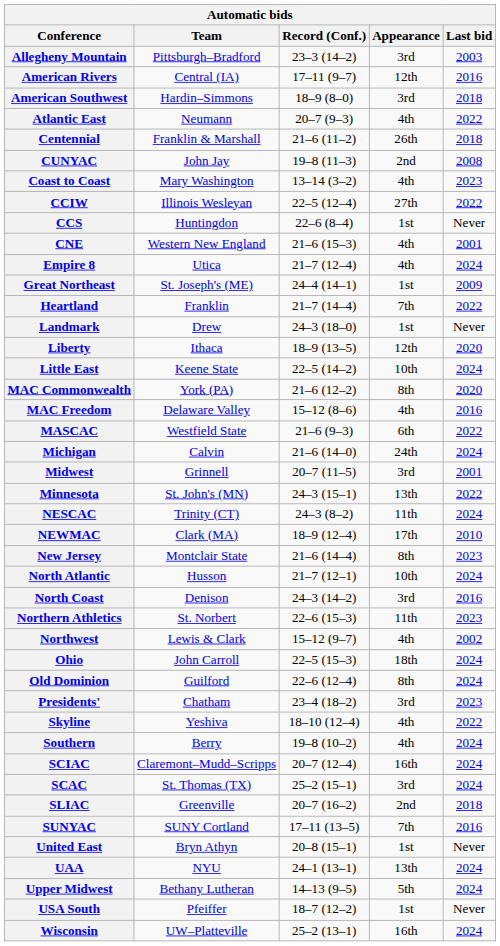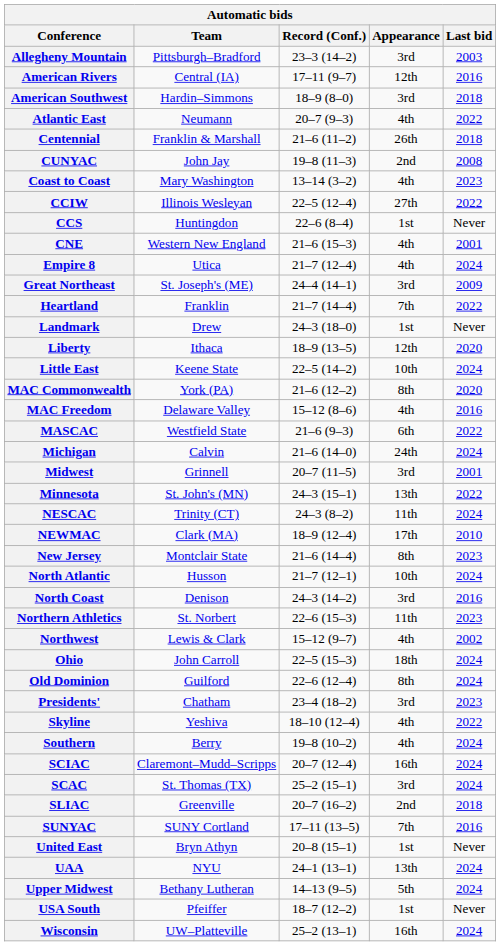(406, 285) 1st -> (406, 285) 3rd
